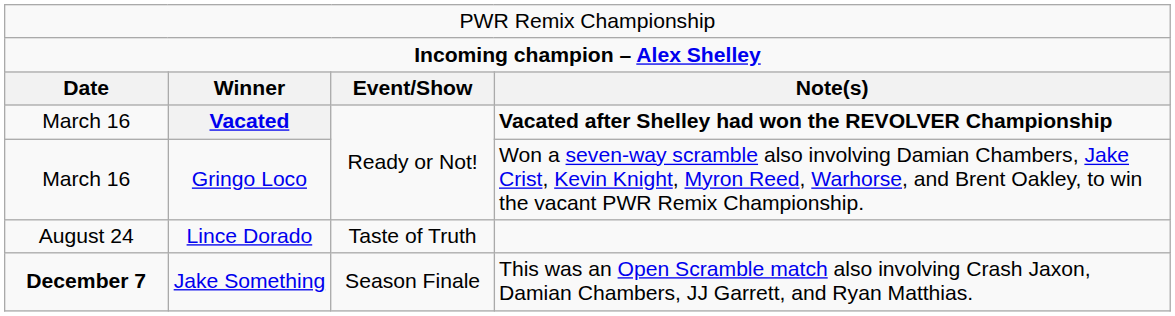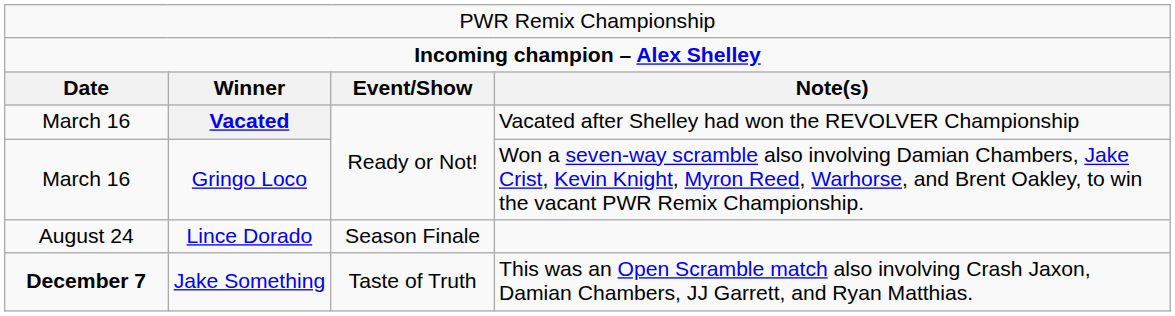(806, 121) bold -> (789, 121) normal
(413, 236) Taste of Truth -> (413, 236) Season Finale
(413, 281) Season Finale -> (413, 281) Taste of Truth
